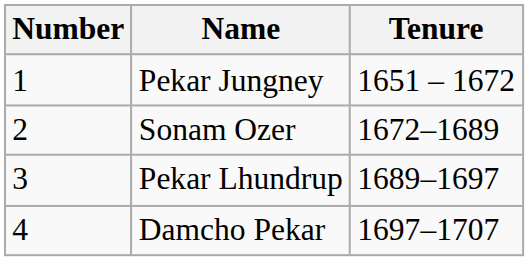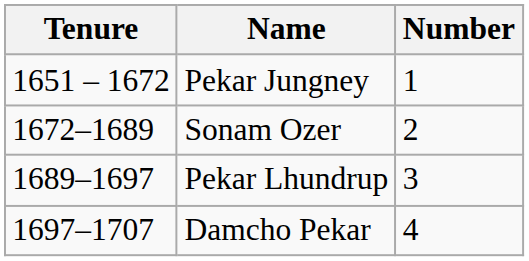columns swapped: (68, 29) <-> (436, 29)
